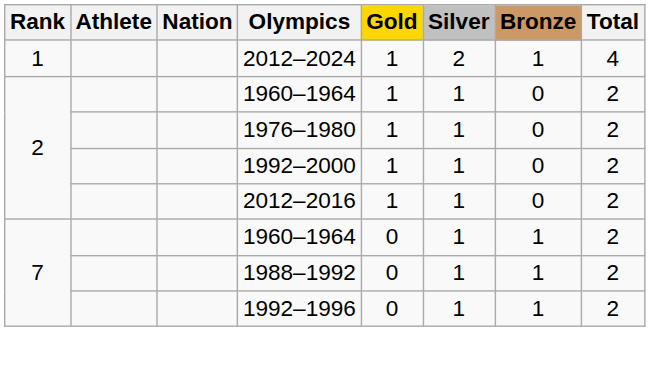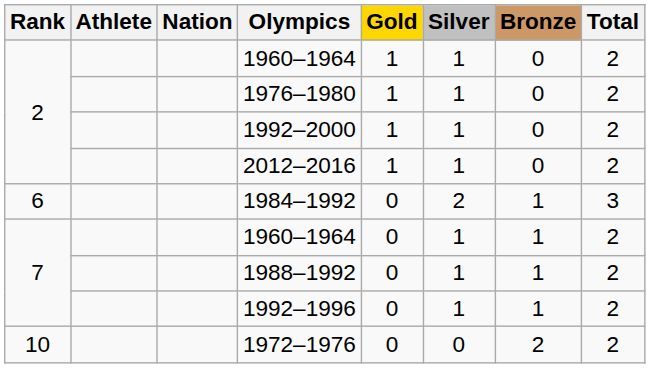- row: (37, 58)
+ row: (37, 201)
+ row: (37, 344)
